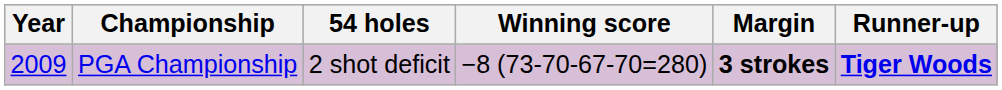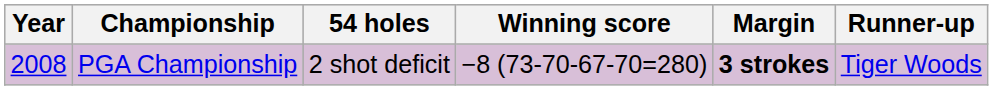(39, 64) 2009 -> (39, 64) 2008
(916, 64) bold -> (911, 64) normal
